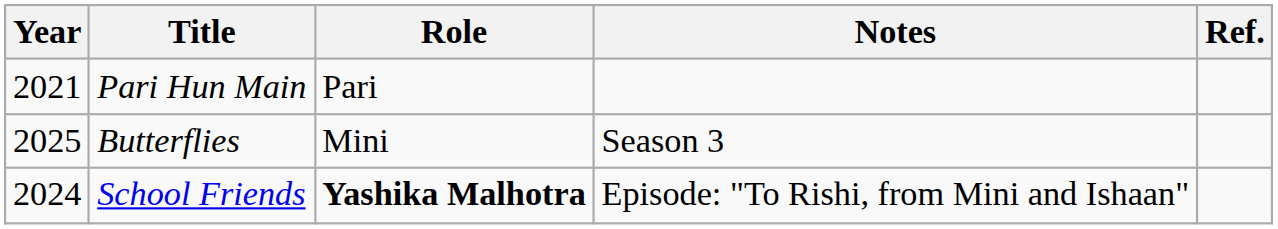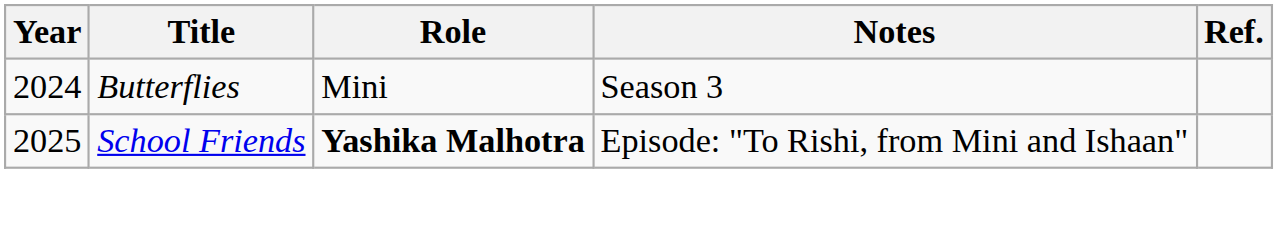- row: (202, 85)
(47, 140) 2025 -> (47, 85) 2024
(47, 194) 2024 -> (47, 140) 2025
